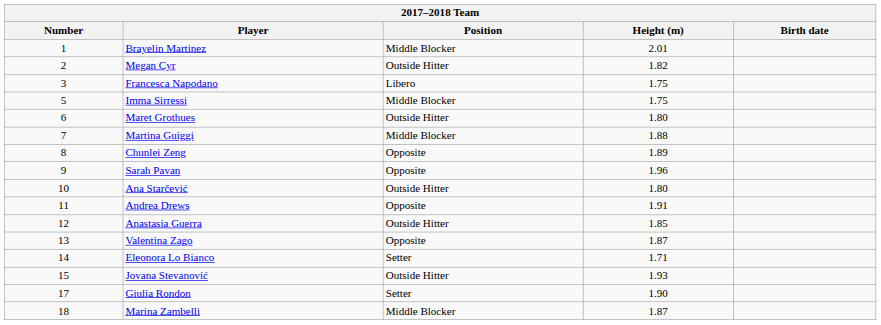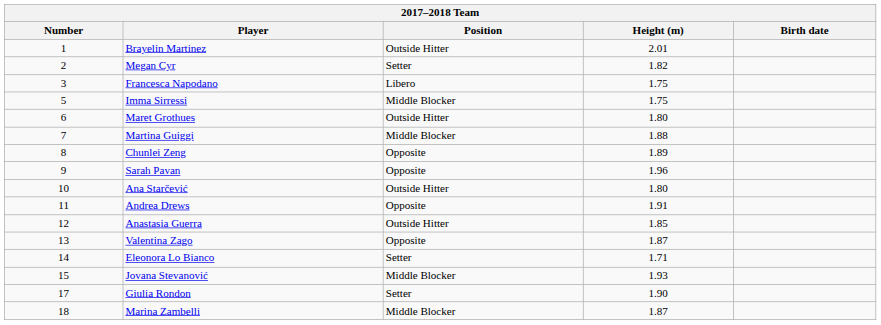(421, 48) Middle Blocker -> (417, 48) Outside Hitter
(417, 65) Outside Hitter -> (399, 65) Setter
(417, 275) Outside Hitter -> (421, 275) Middle Blocker
